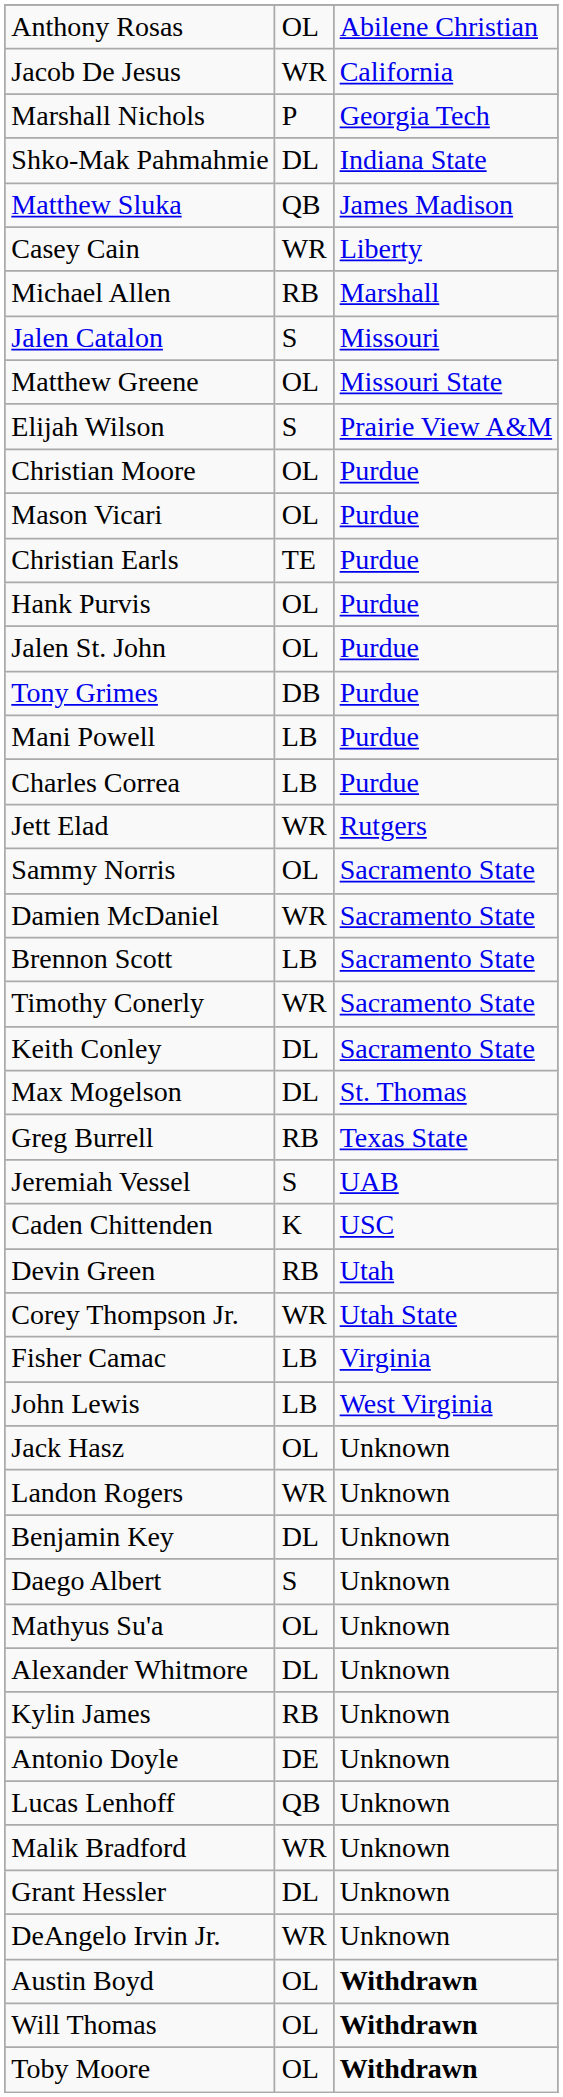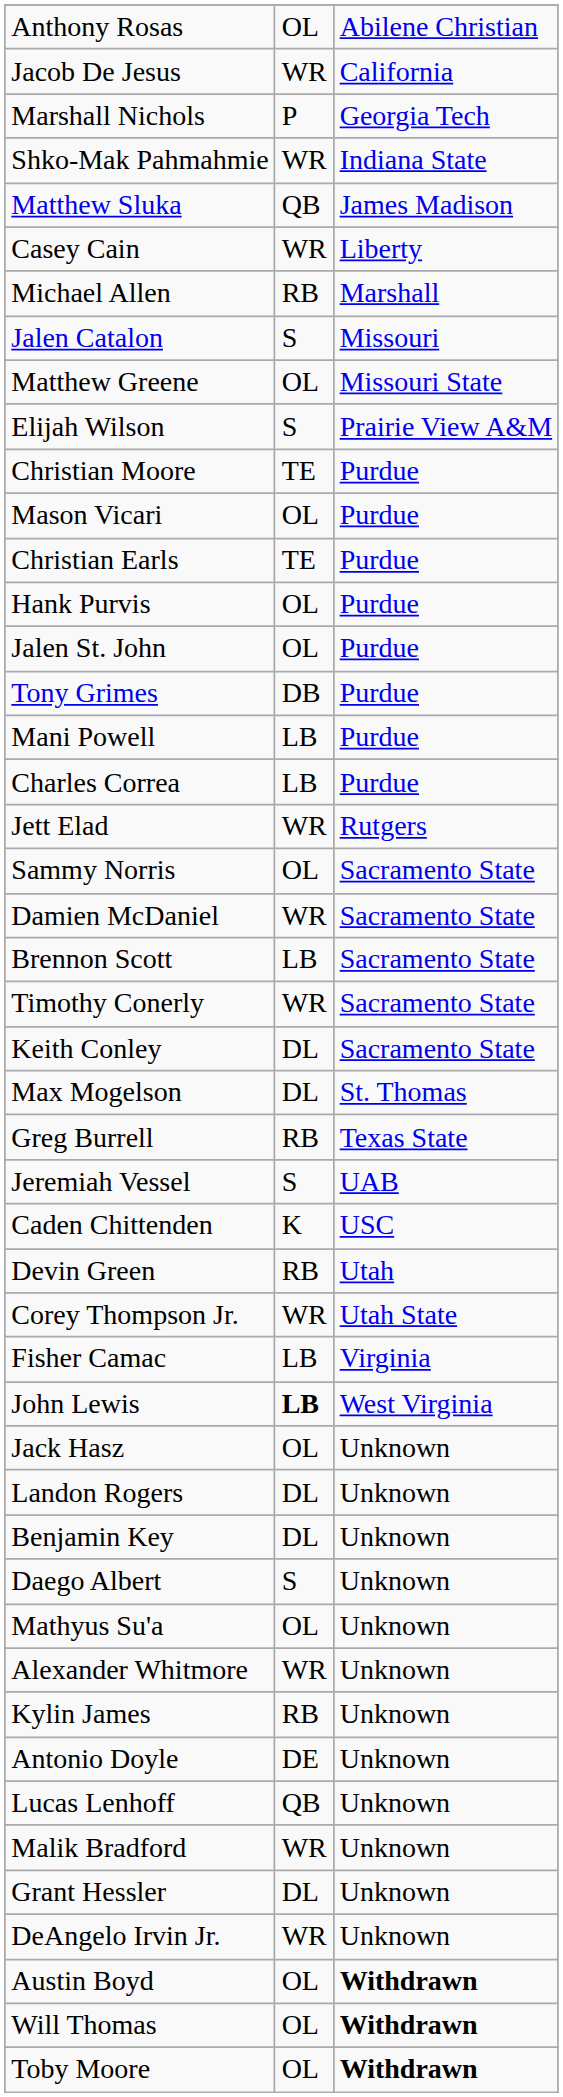(300, 159) DL -> (304, 159) WR
(300, 470) OL -> (299, 470) TE
(300, 1403) normal -> (300, 1403) bold
(304, 1492) WR -> (300, 1492) DL
(300, 1669) DL -> (304, 1669) WR
